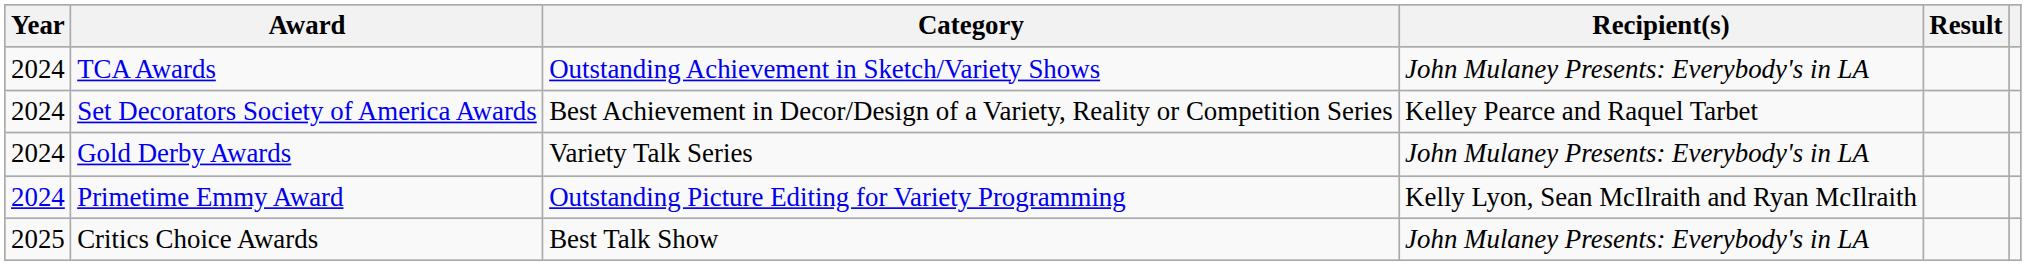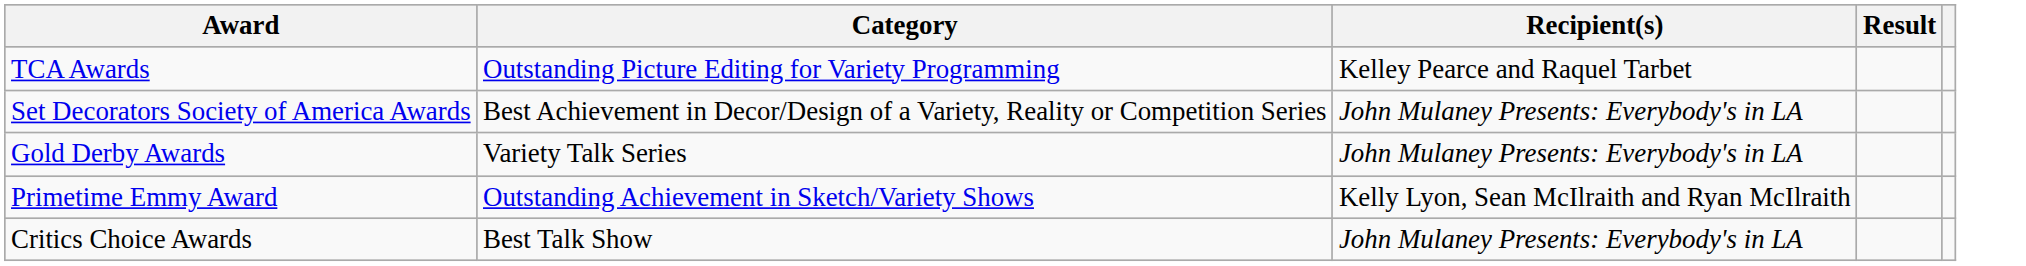- column: (38, 25)
(825, 68) Outstanding Achievement in Sketch/Variety Shows -> (771, 68) Outstanding Picture Editing for Variety Programming
(1637, 68) John Mulaney Presents: Everybody's in LA -> (1515, 68) Kelley Pearce and Raquel Tarbet
(1582, 111) Kelley Pearce and Raquel Tarbet -> (1571, 111) John Mulaney Presents: Everybody's in LA
(837, 196) Outstanding Picture Editing for Variety Programming -> (758, 196) Outstanding Achievement in Sketch/Variety Shows
